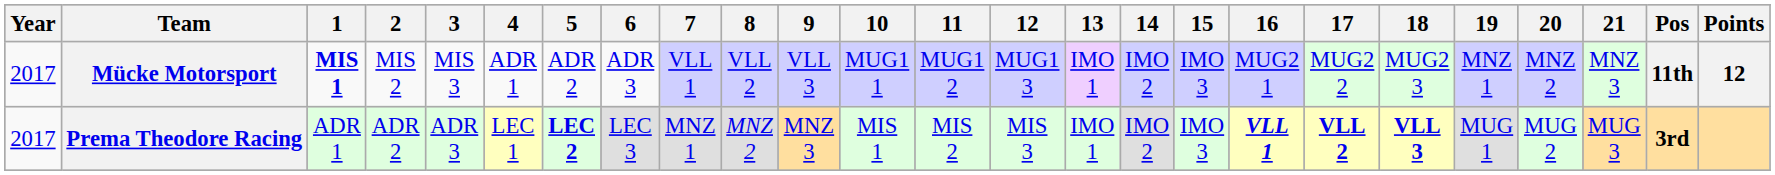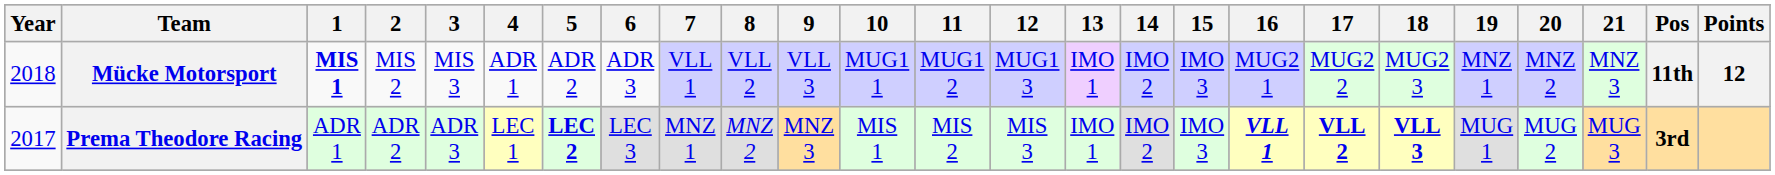(33, 73) 2017 -> (33, 73) 2018
